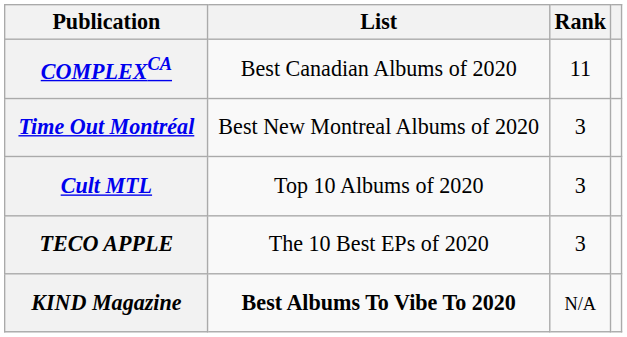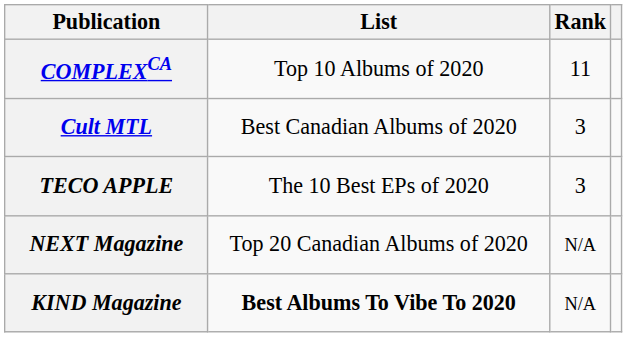(379, 68) Best Canadian Albums of 2020 -> (379, 68) Top 10 Albums of 2020
- row: (106, 127)
(379, 185) Top 10 Albums of 2020 -> (379, 127) Best Canadian Albums of 2020
+ row: (106, 244)
